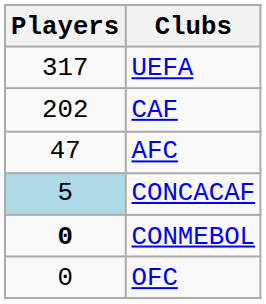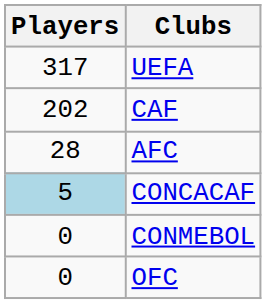(65, 152) 47 -> (65, 152) 28
(65, 236) bold -> (65, 236) normal
